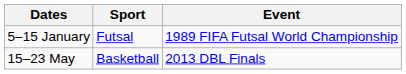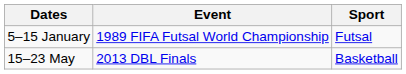columns swapped: (282, 15) <-> (128, 15)
